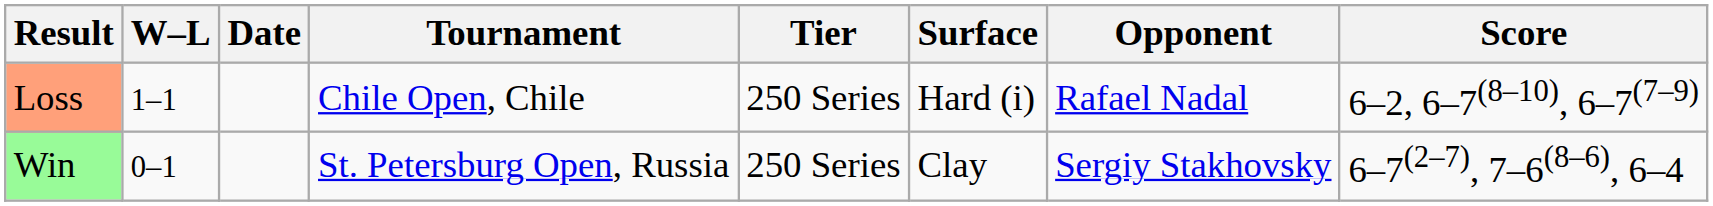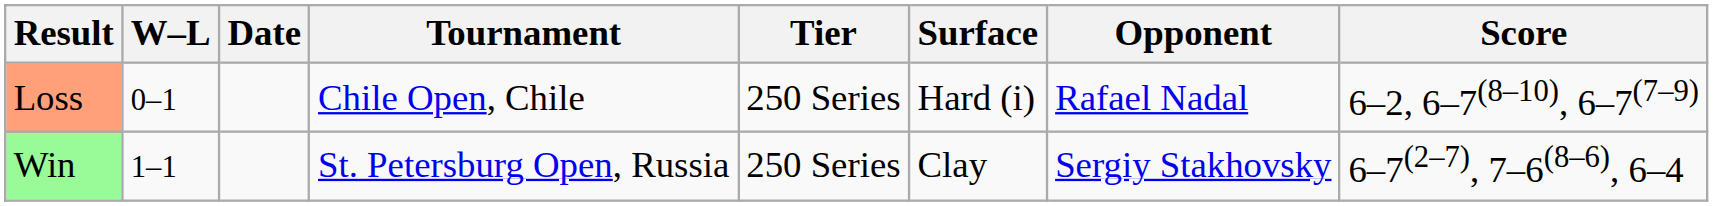(154, 99) 1–1 -> (154, 99) 0–1
(154, 167) 0–1 -> (154, 167) 1–1
